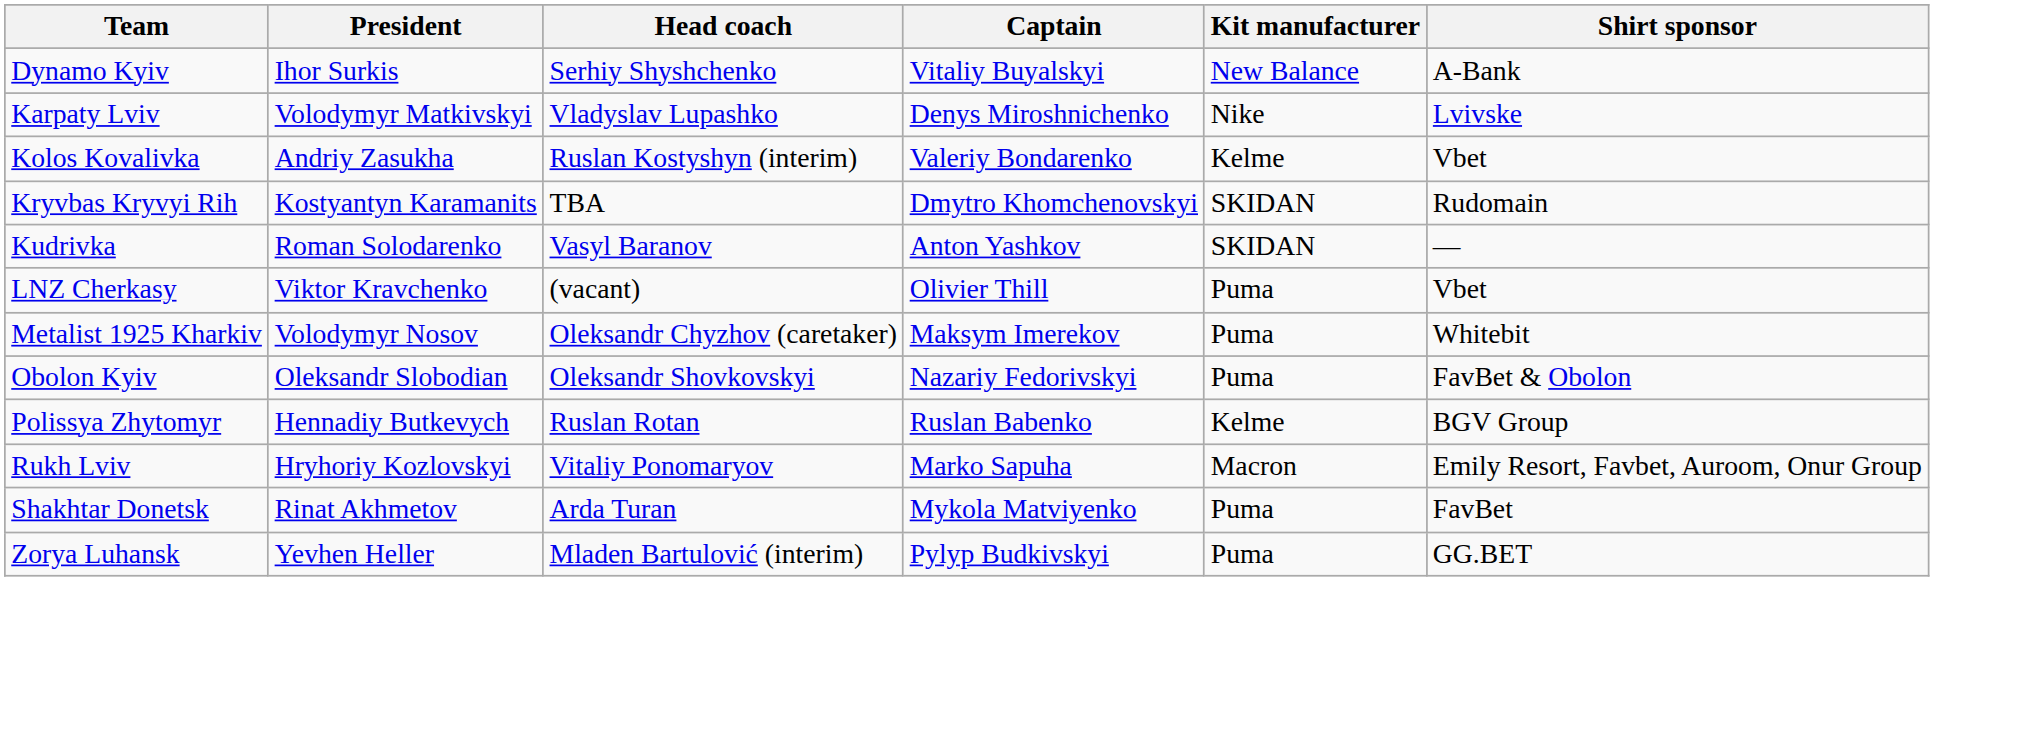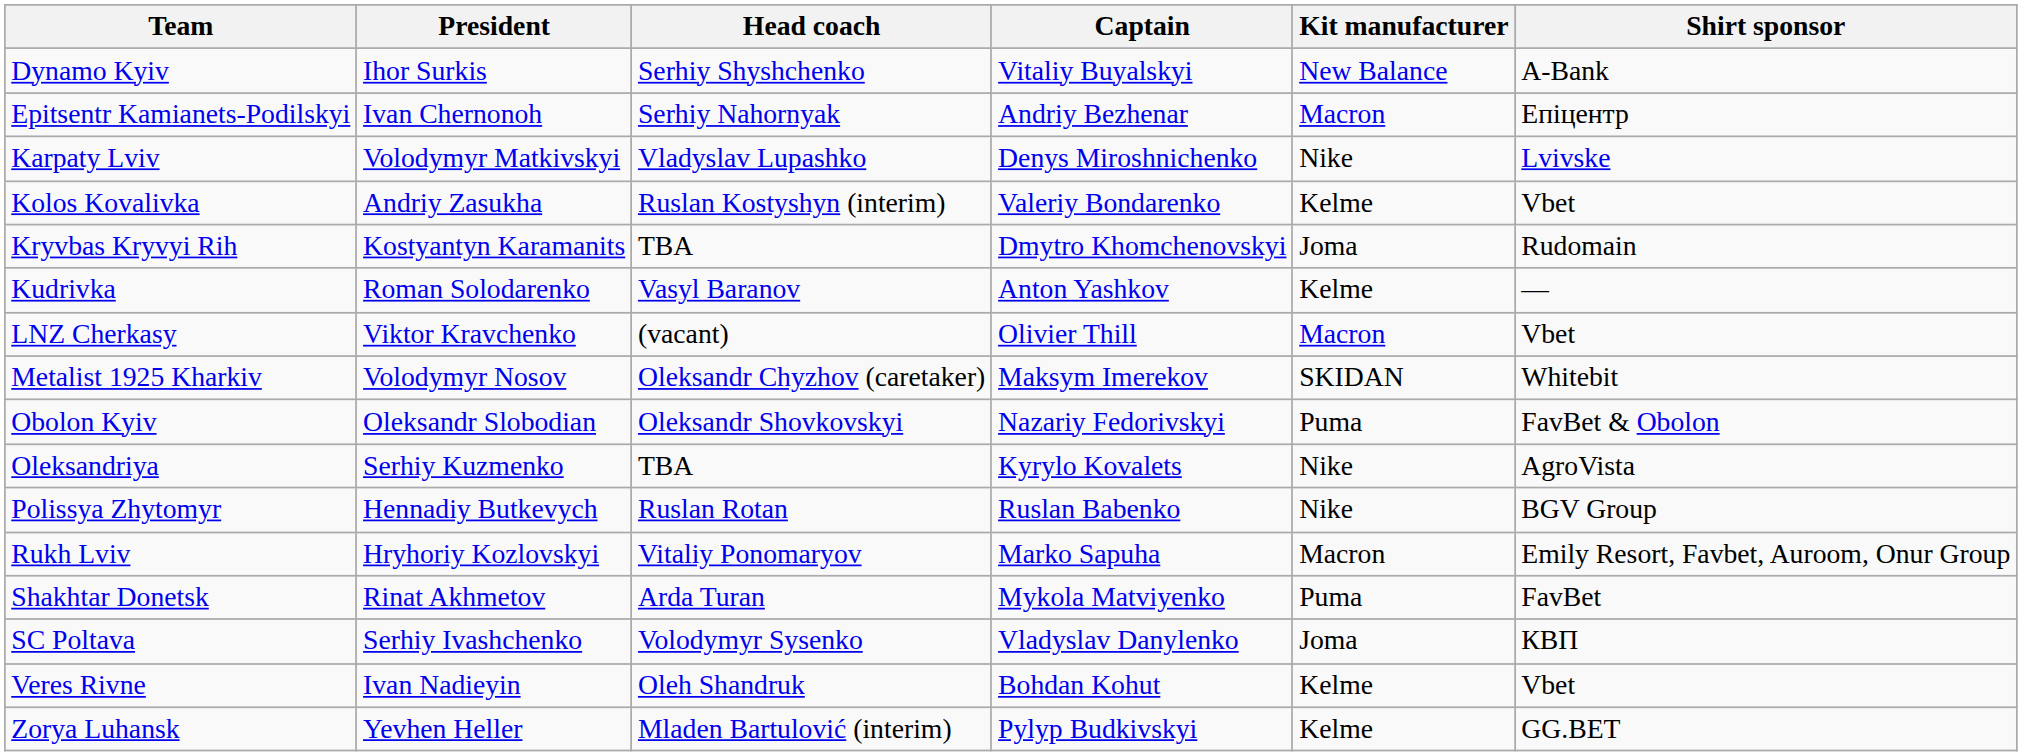+ row: (181, 114)
(1263, 202) SKIDAN -> (1328, 245) Joma
(1263, 245) SKIDAN -> (1336, 289) Kelme
(1242, 289) Puma -> (1342, 333) Macron
(1242, 333) Puma -> (1351, 377) SKIDAN
+ row: (85, 465)
(1248, 421) Kelme -> (1326, 509) Nike
+ row: (73, 641)
+ row: (79, 684)
(1242, 553) Puma -> (1336, 728) Kelme
